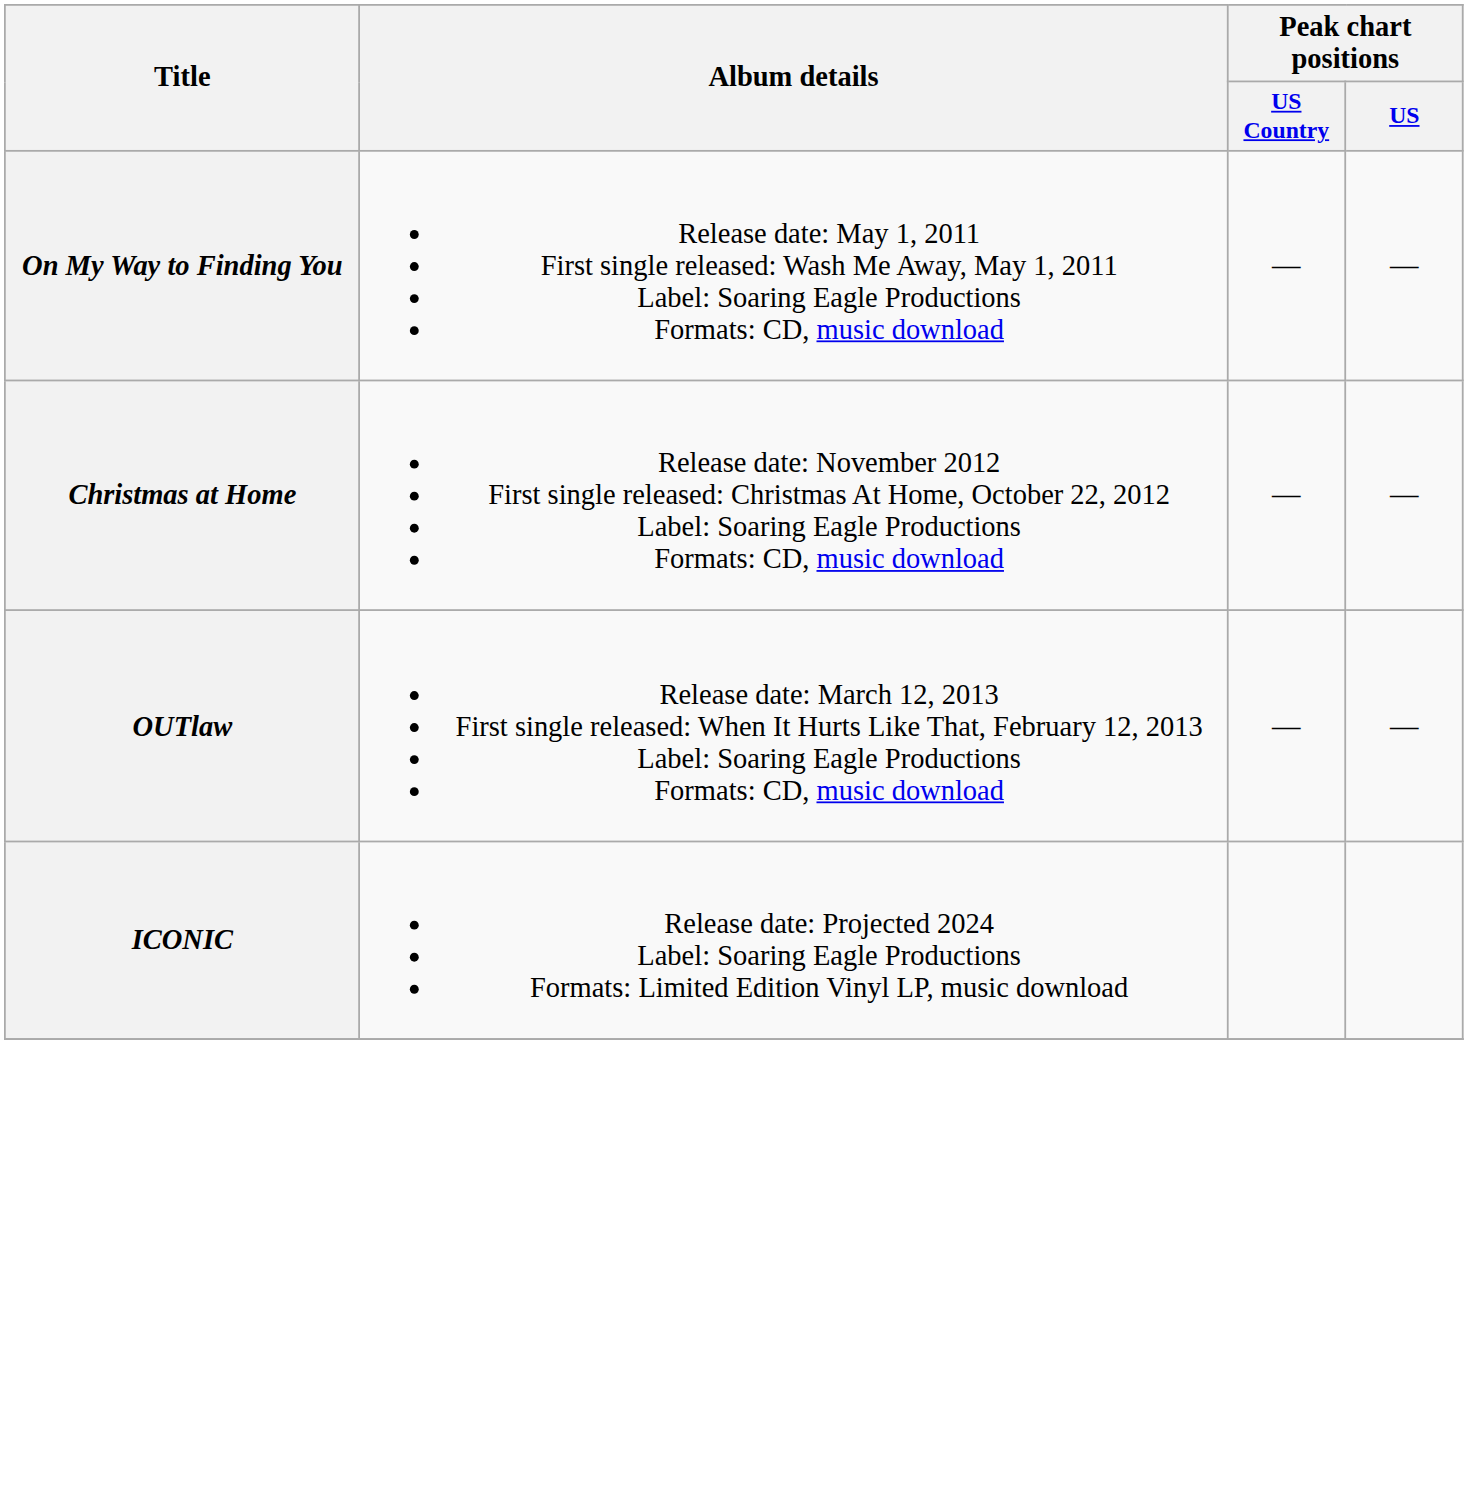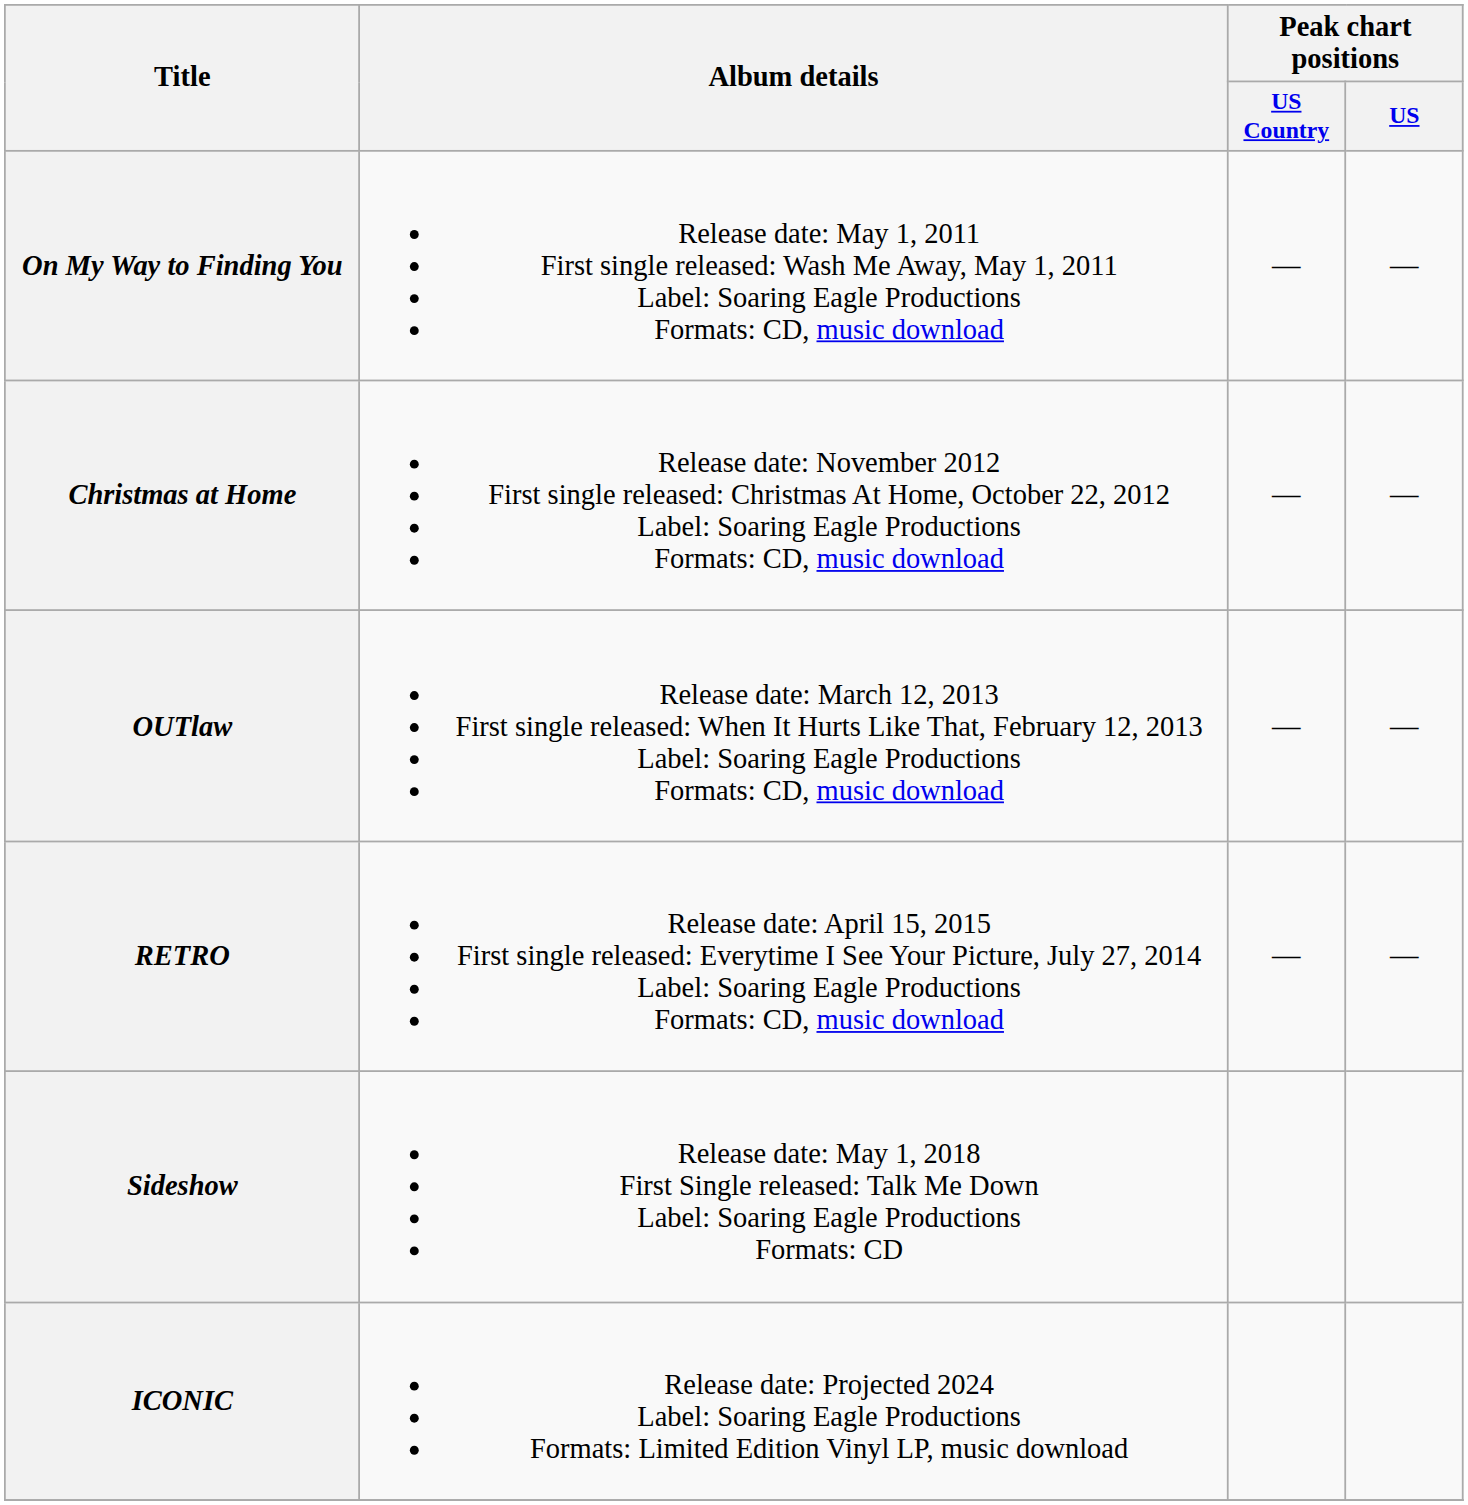+ row: (182, 955)
+ row: (182, 1186)
